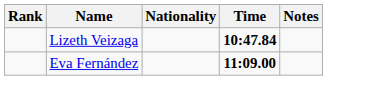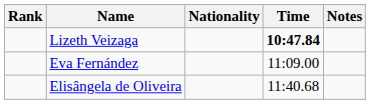(250, 63) bold -> (293, 63) normal
+ row: (116, 87)
